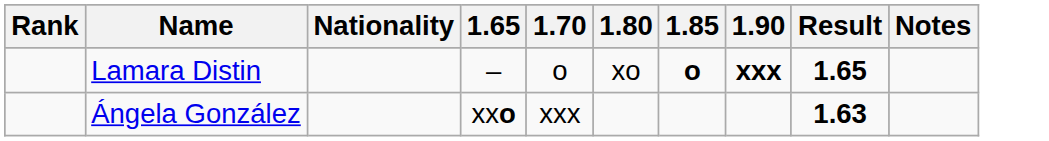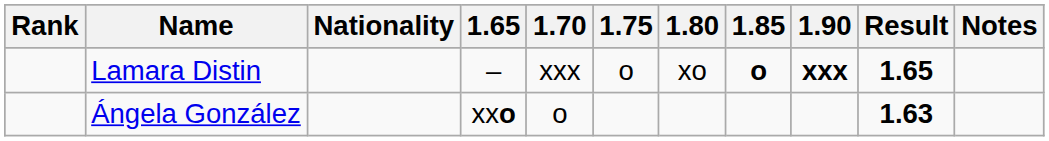+ column: (626, 26)
(560, 69) o -> (560, 69) xxx
(560, 113) xxx -> (560, 113) o
